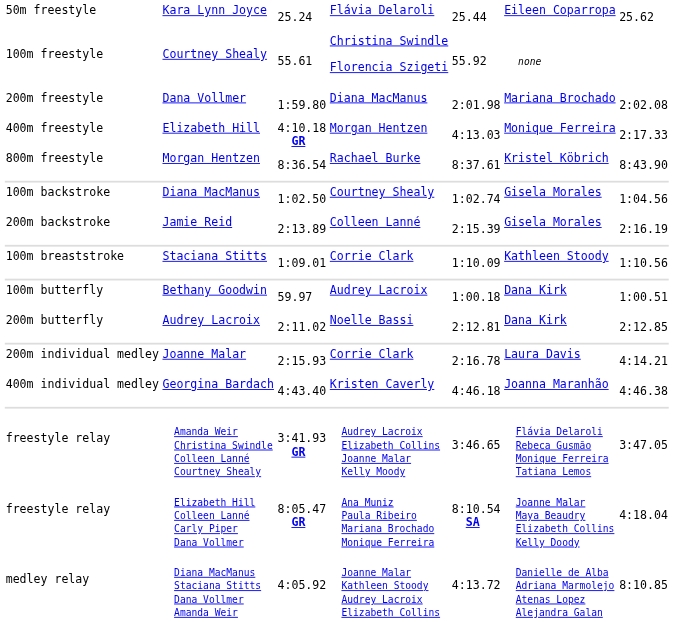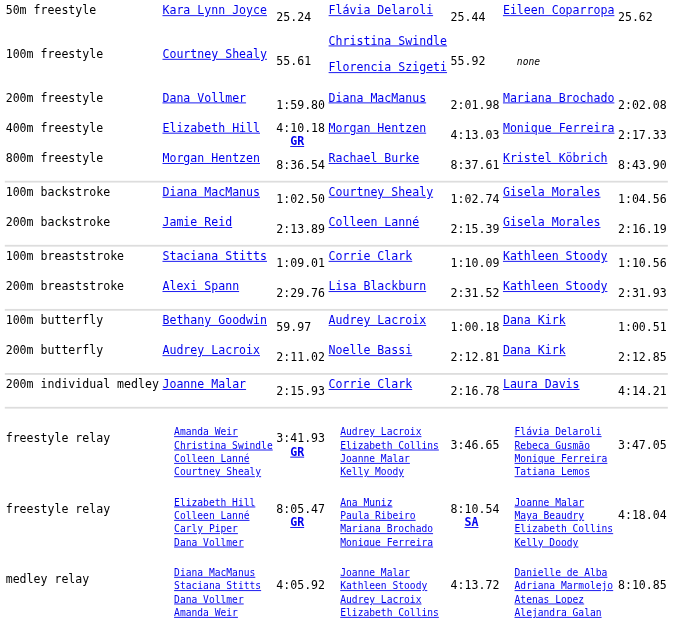+ row: (201, 293)
- row: (218, 391)
